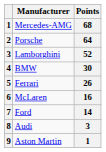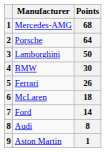(88, 54) 52 -> (88, 54) 50
(88, 97) 16 -> (88, 97) 18
(88, 126) 3 -> (88, 126) 8
